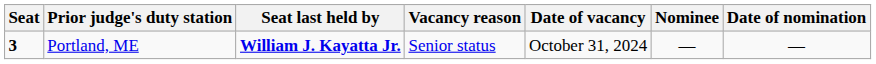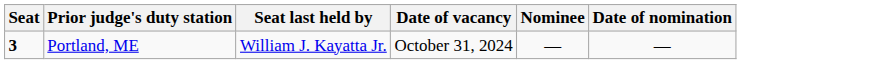- column: (465, 17)
(320, 44) bold -> (313, 44) normal
